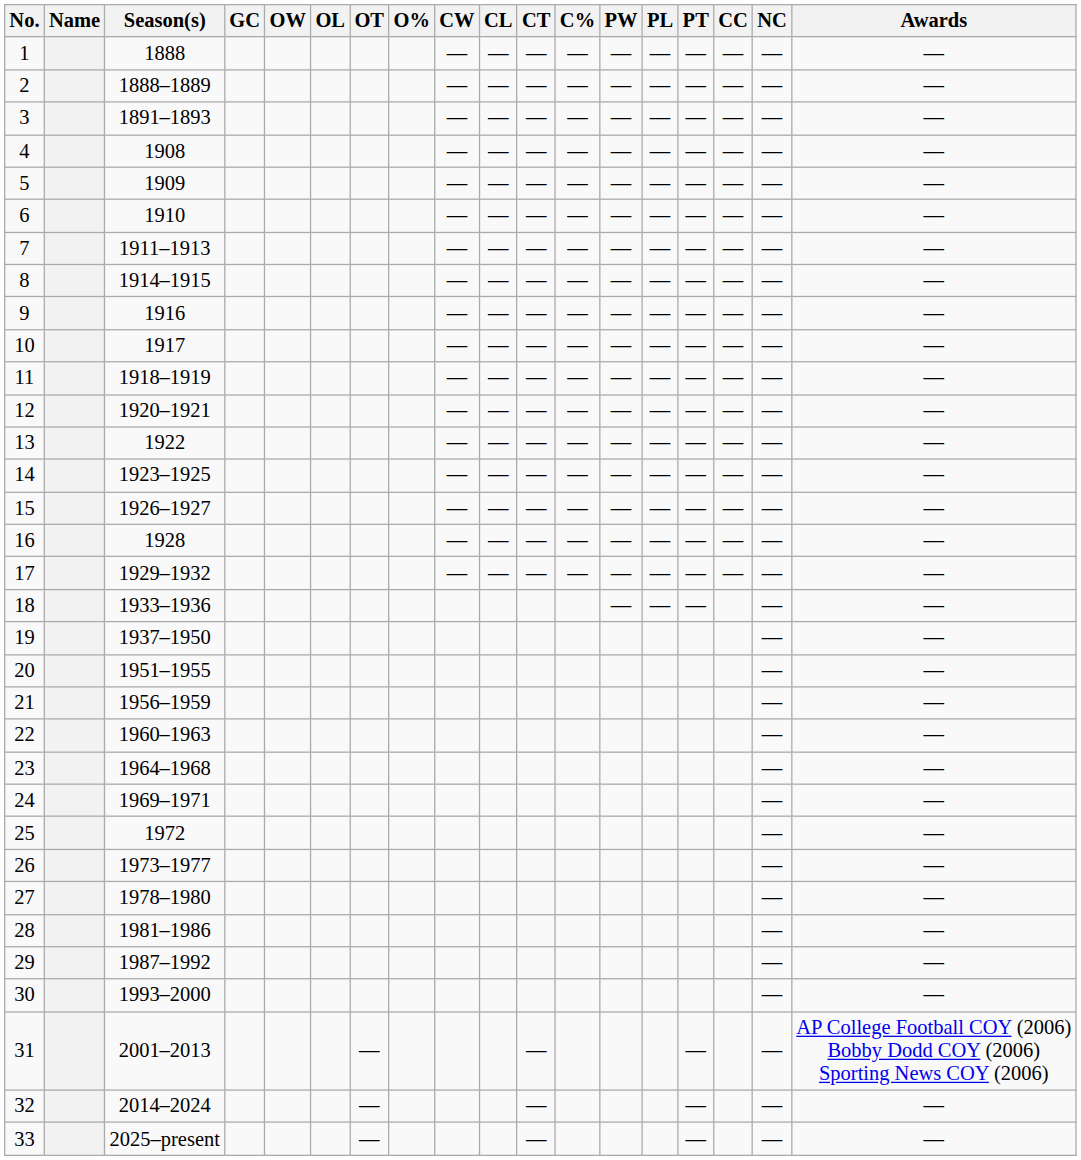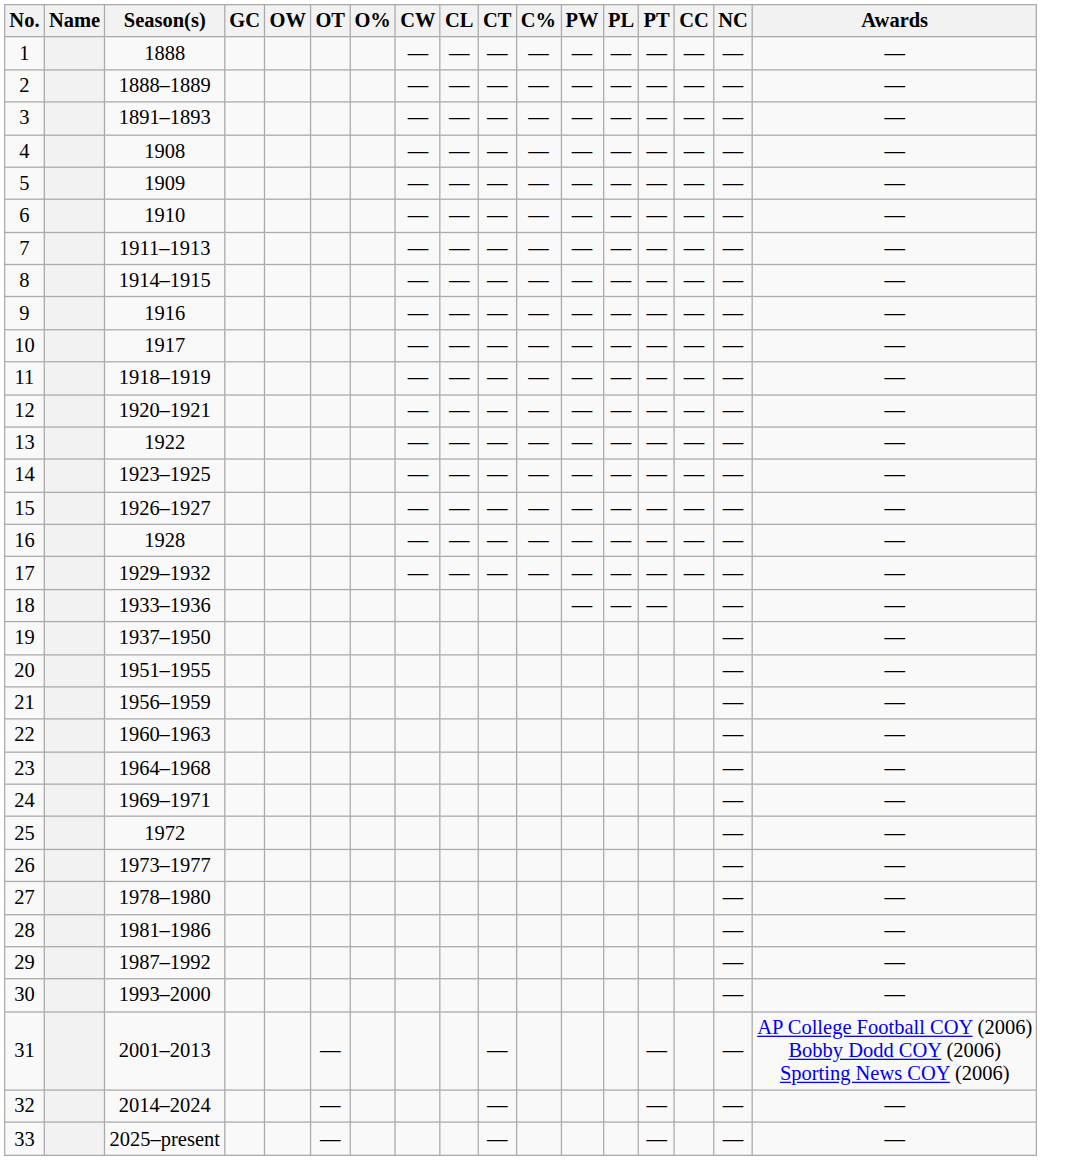- column: (330, 20)
